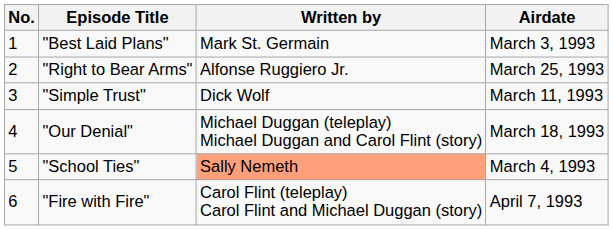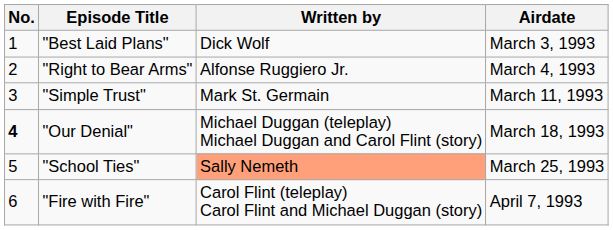(265, 43) Mark St. Germain -> (235, 43) Dick Wolf
(547, 69) March 25, 1993 -> (542, 69) March 4, 1993
(235, 95) Dick Wolf -> (265, 95) Mark St. Germain
(13, 131) normal -> (13, 131) bold
(542, 166) March 4, 1993 -> (547, 166) March 25, 1993
